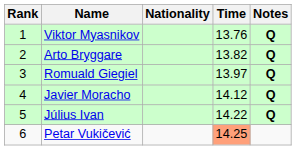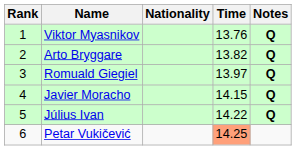(231, 94) 14.12 -> (231, 94) 14.15
